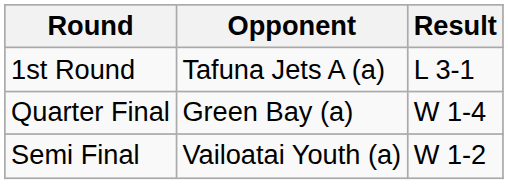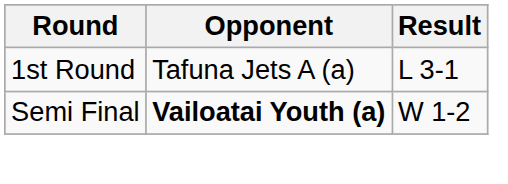- row: (90, 112)
(292, 155) normal -> (269, 112) bold
